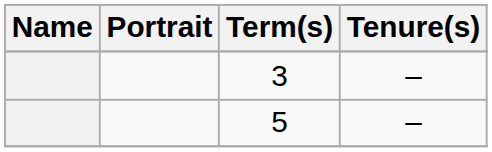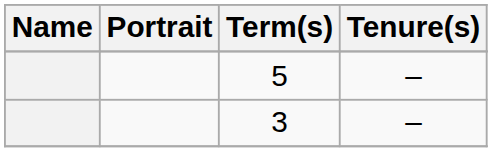rows swapped: (280, 122) <-> (280, 75)
